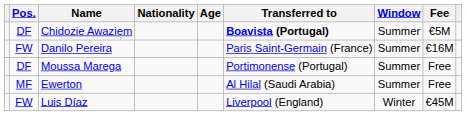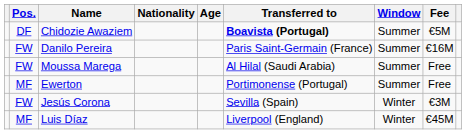(24, 66) DF -> (24, 66) FW
(287, 66) Portimonense (Portugal) -> (281, 66) Al Hilal (Saudi Arabia)
(281, 84) Al Hilal (Saudi Arabia) -> (287, 84) Portimonense (Portugal)
+ row: (75, 102)
(24, 102) FW -> (24, 119) MF
